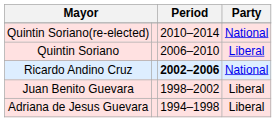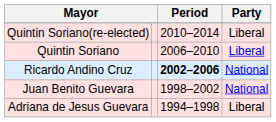(247, 32) National -> (247, 32) Liberal
(247, 88) Liberal -> (247, 88) National
